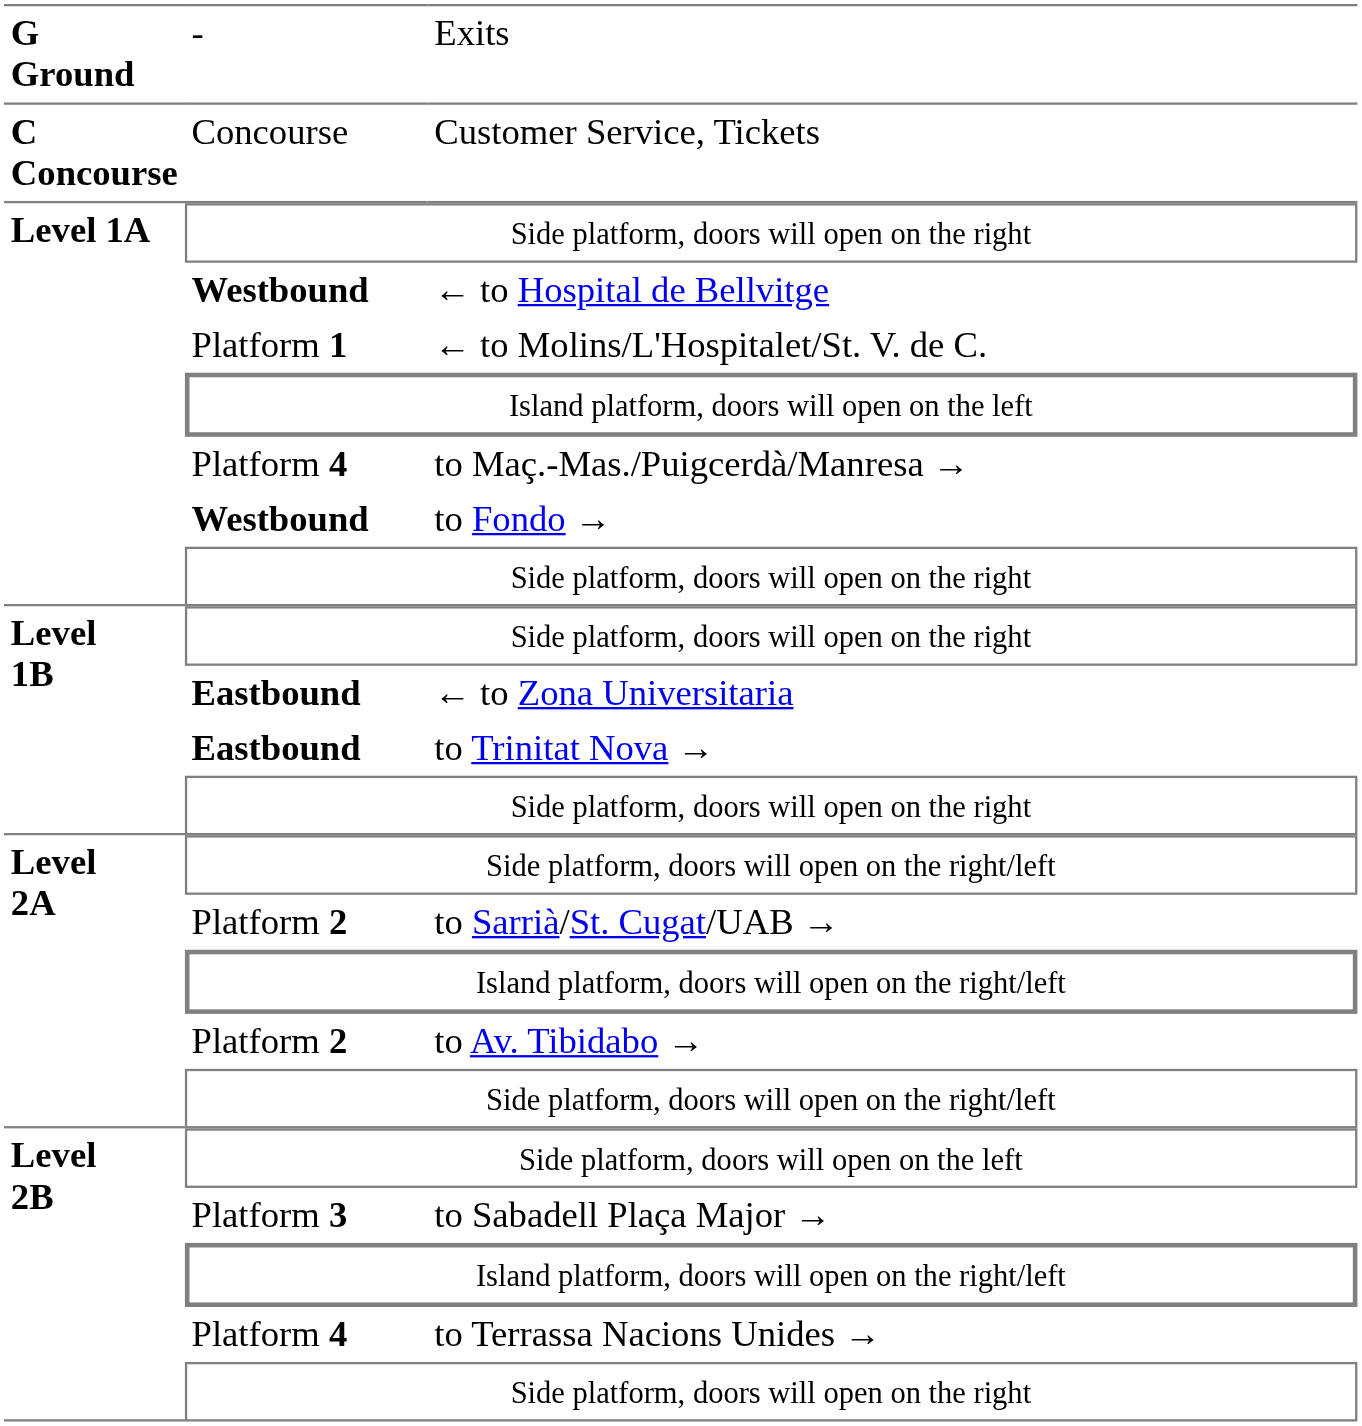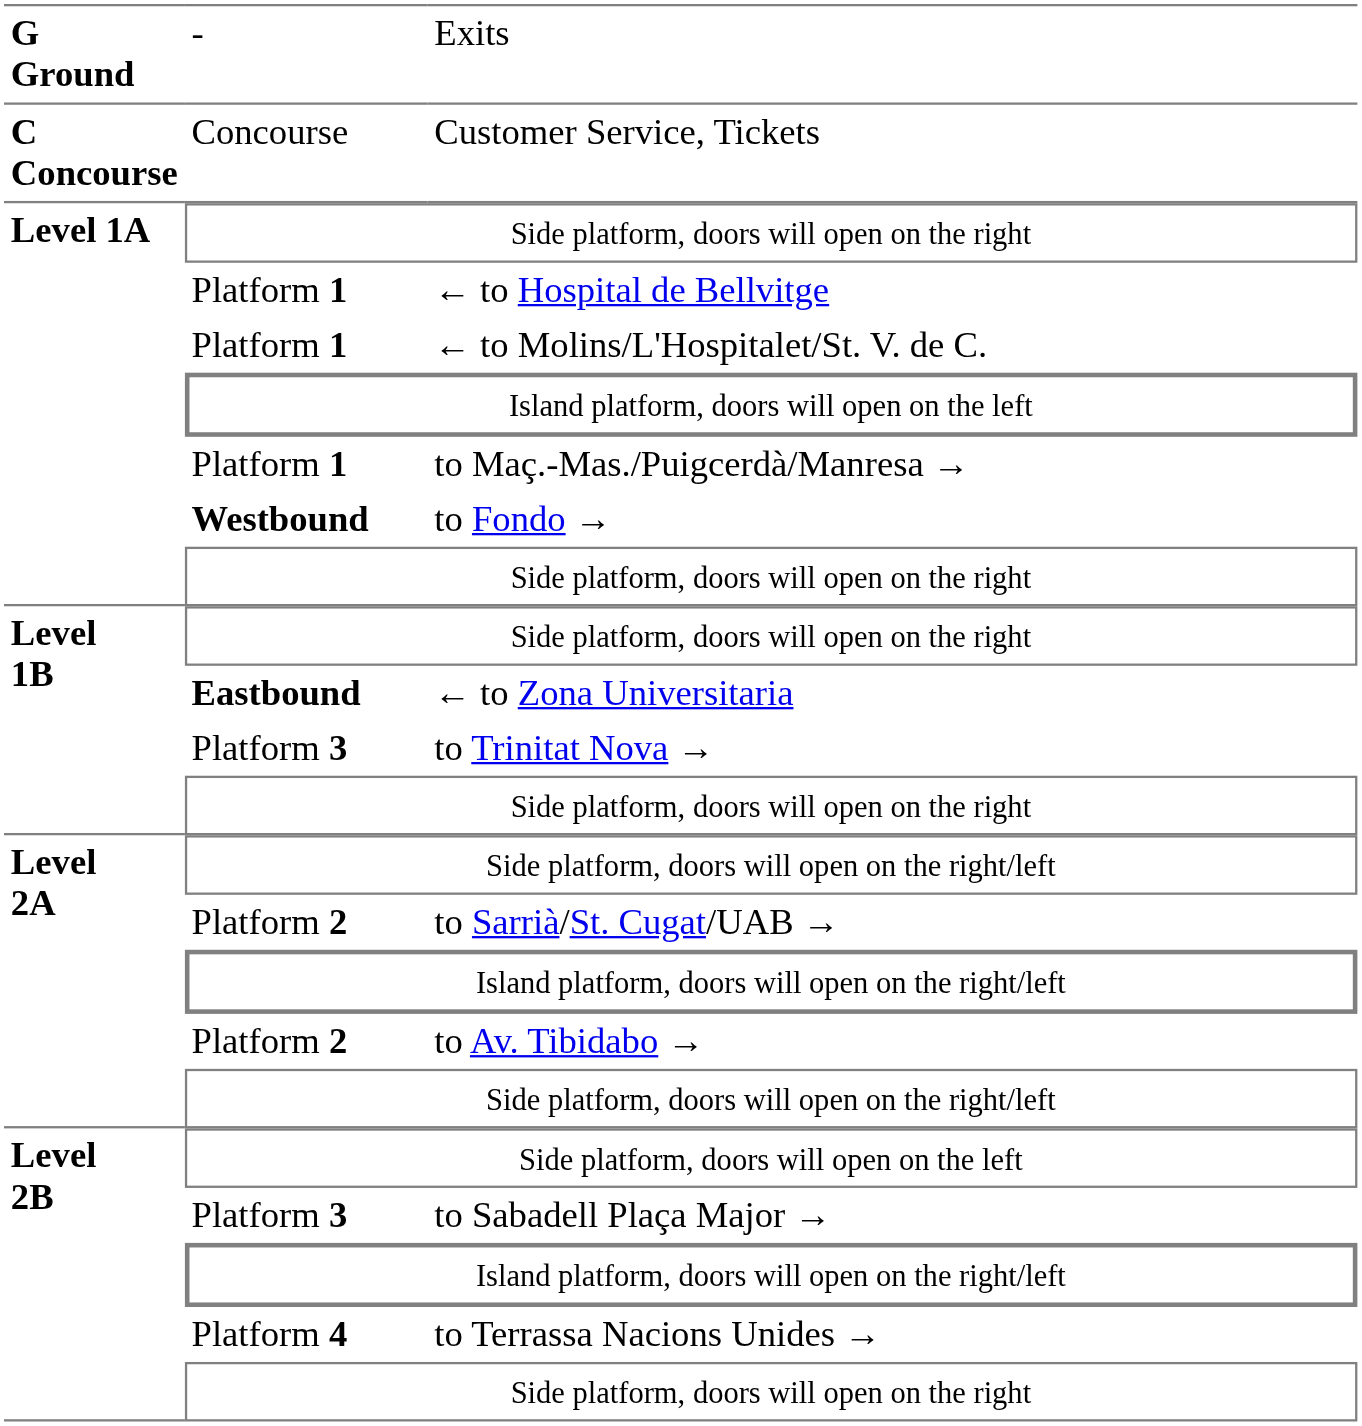(280, 289) Westbound -> (269, 289) Platform 1
(269, 463) Platform 4 -> (269, 463) Platform 1
(276, 747) Eastbound -> (269, 747) Platform 3
